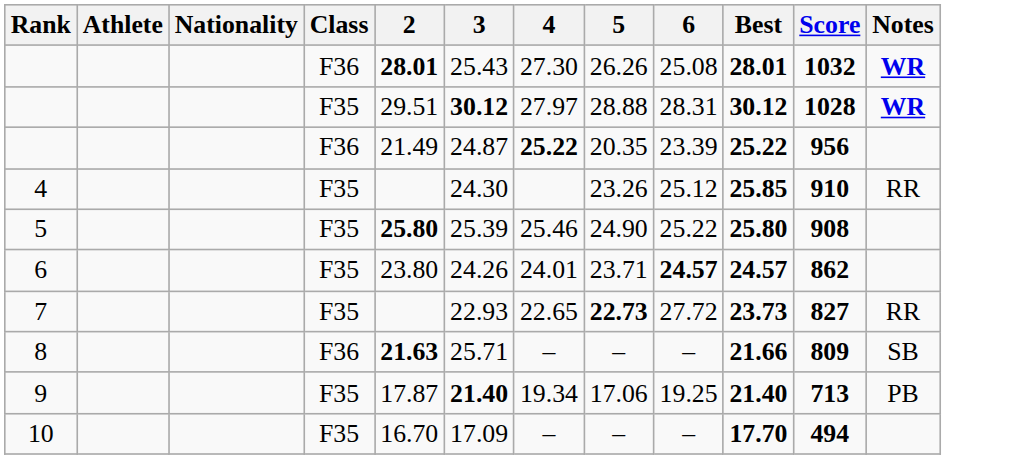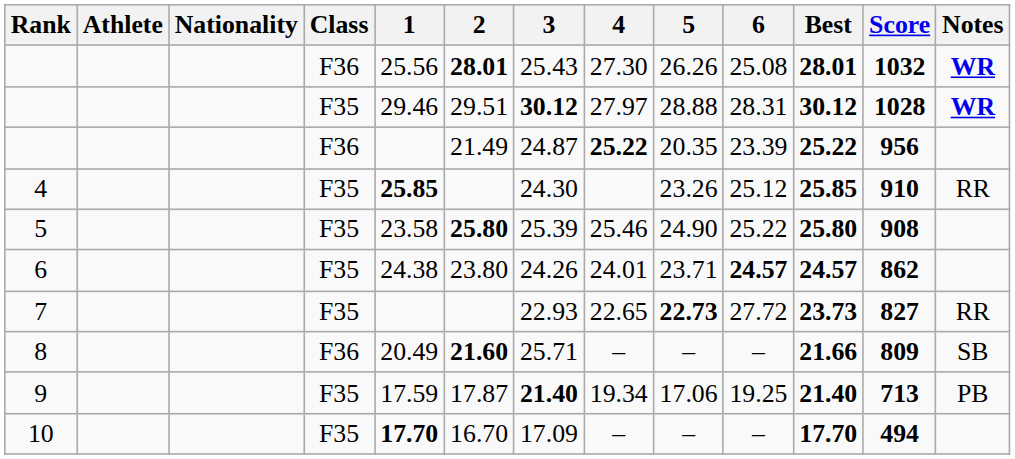+ column: (409, 24)
(409, 351) 21.63 -> (479, 351) 21.60
